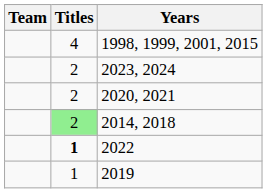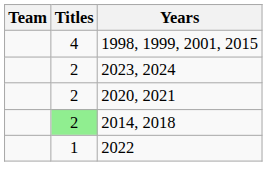(74, 148) bold -> (74, 148) normal
- row: (118, 174)
